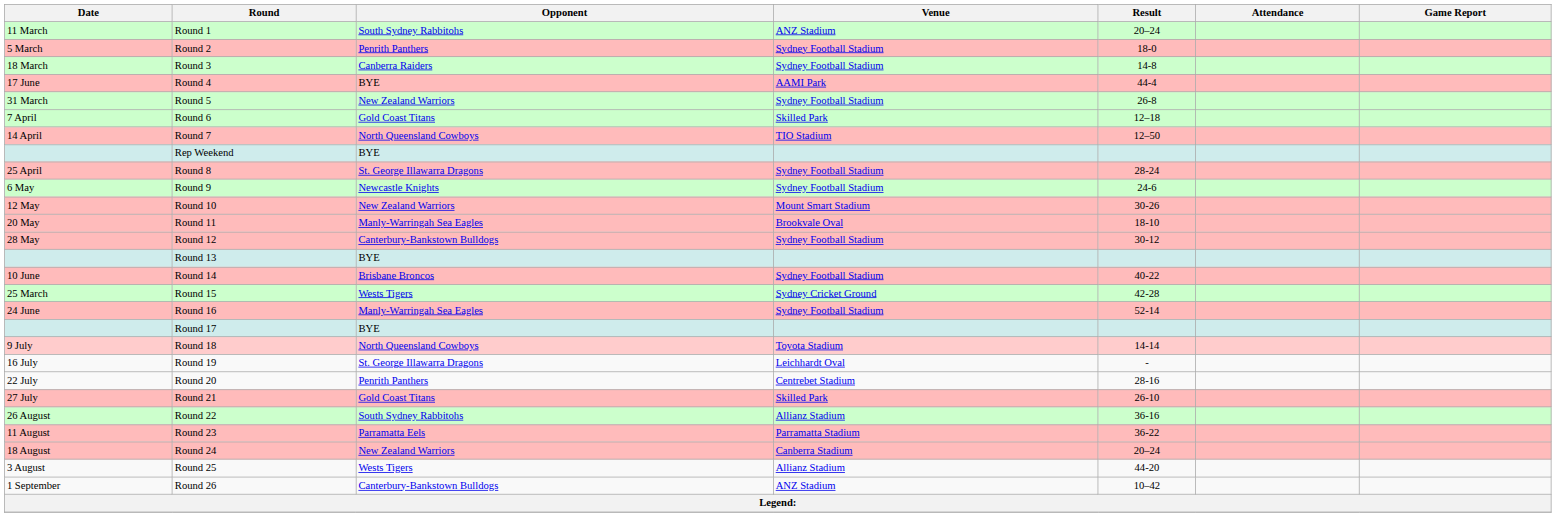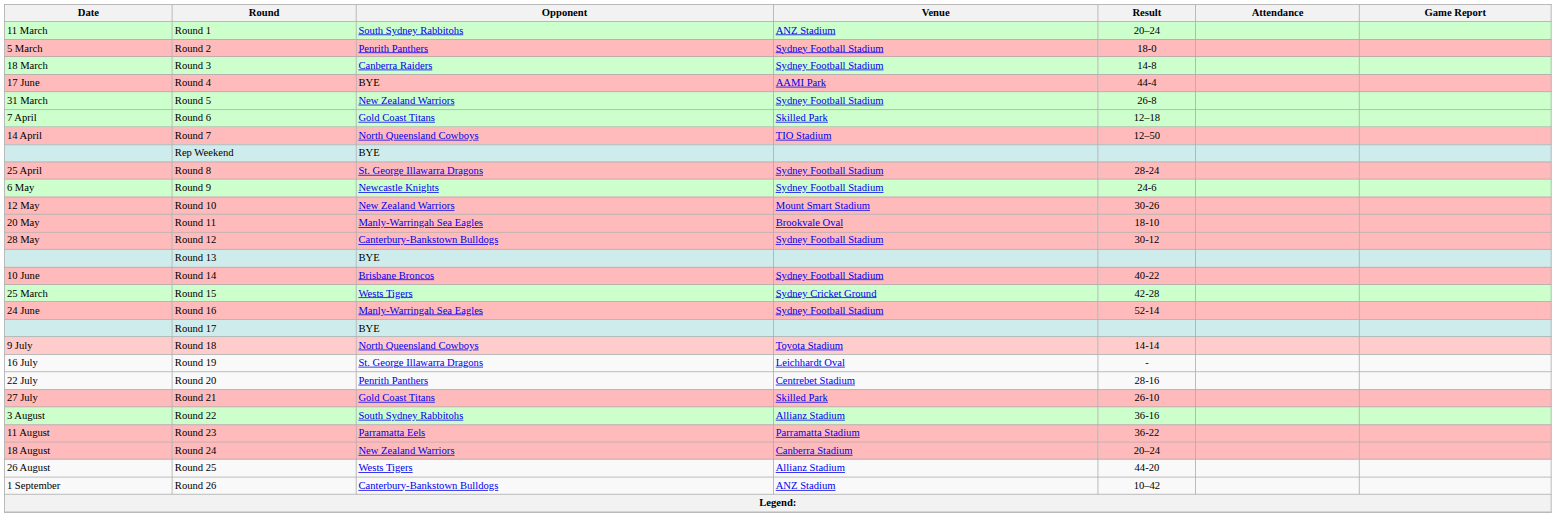(29, 415) 26 August -> (26, 415) 3 August
(26, 467) 3 August -> (29, 467) 26 August
